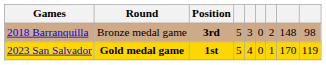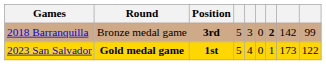(272, 32) normal -> (272, 32) bold
(288, 32) 148 -> (288, 32) 142
(310, 32) 98 -> (310, 32) 99
(288, 51) 170 -> (288, 51) 173
(310, 51) 119 -> (310, 51) 122
